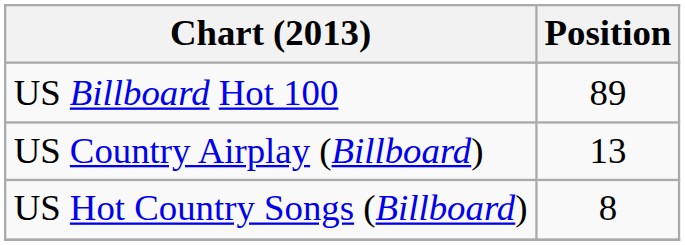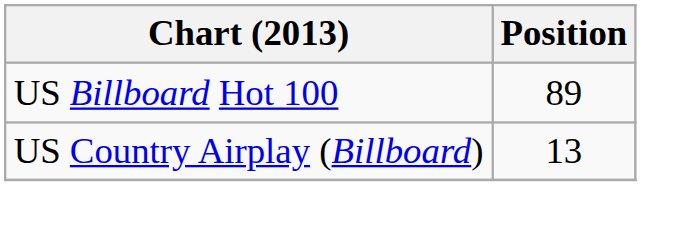- row: (271, 208)
